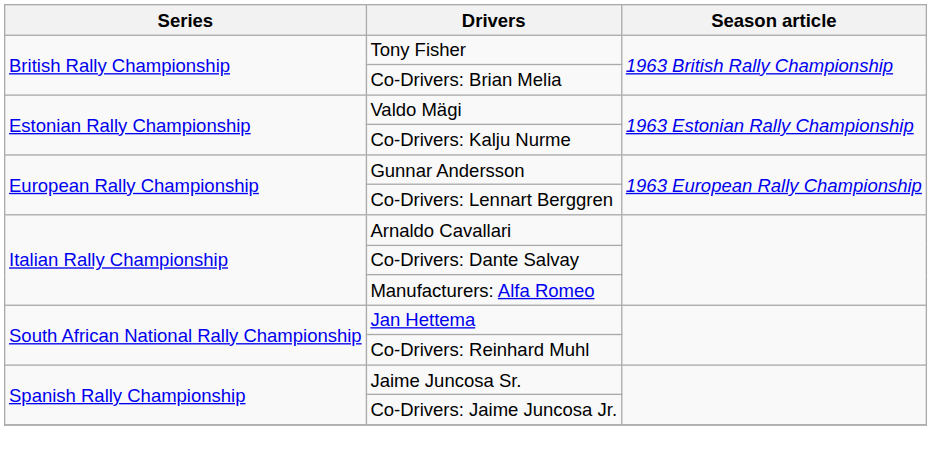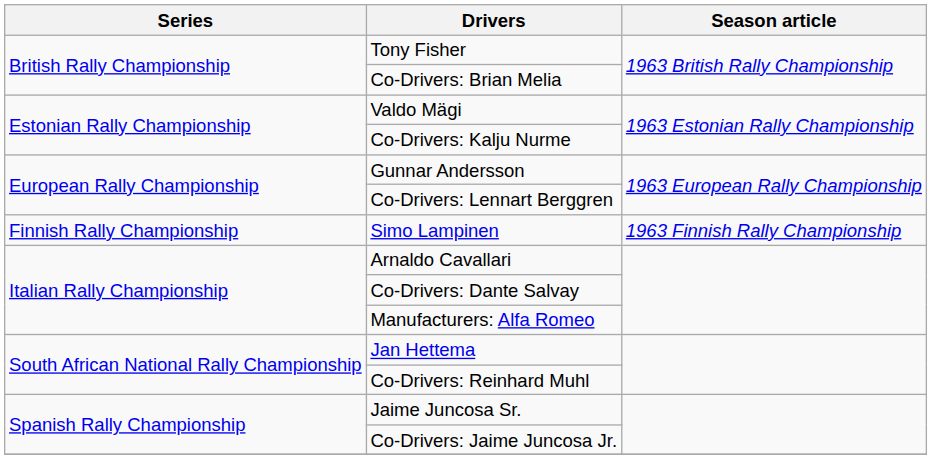+ row: (435, 230)
